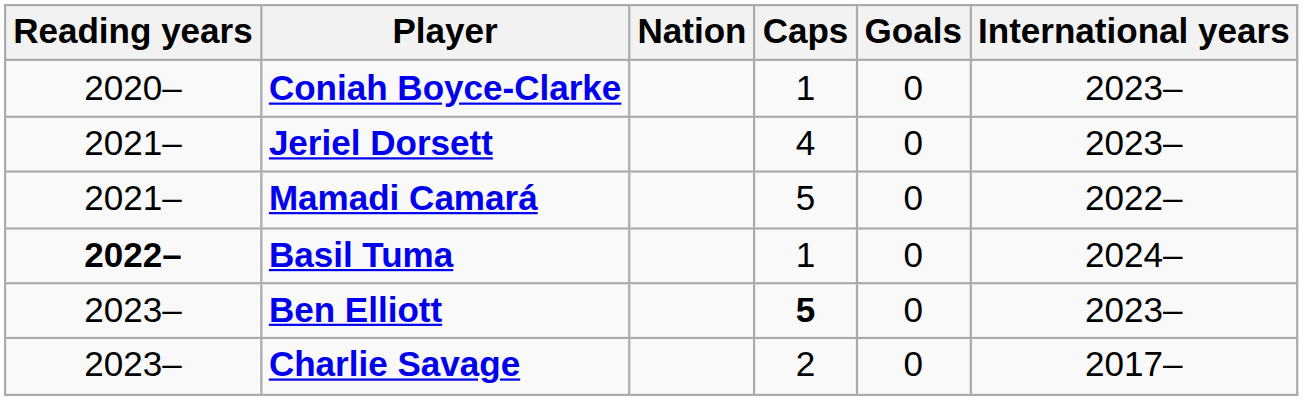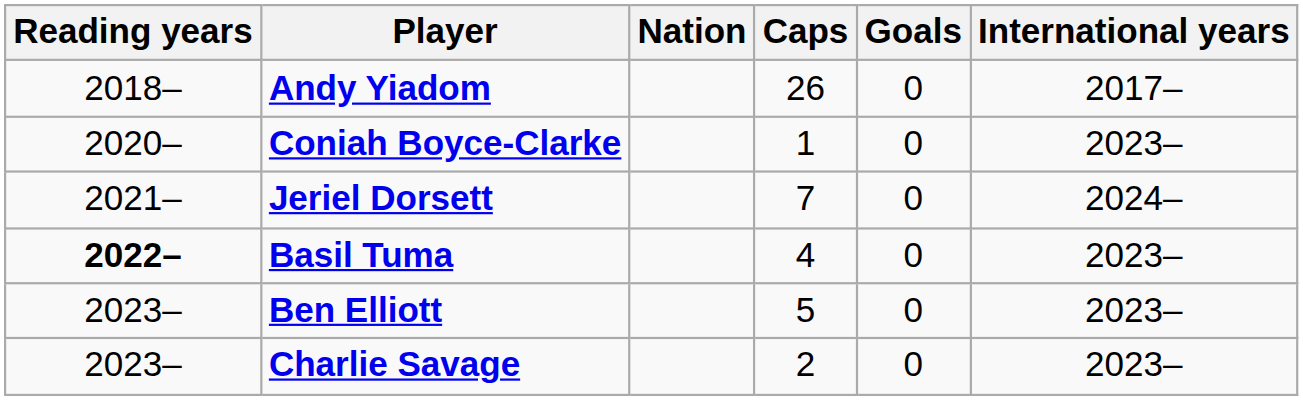+ row: (380, 87)
(806, 143) 4 -> (806, 198) 7
(1134, 143) 2023– -> (1134, 198) 2024–
- row: (403, 198)
(806, 254) 1 -> (806, 254) 4
(1134, 254) 2024– -> (1134, 254) 2023–
(806, 310) bold -> (806, 310) normal
(1134, 365) 2017– -> (1134, 365) 2023–
